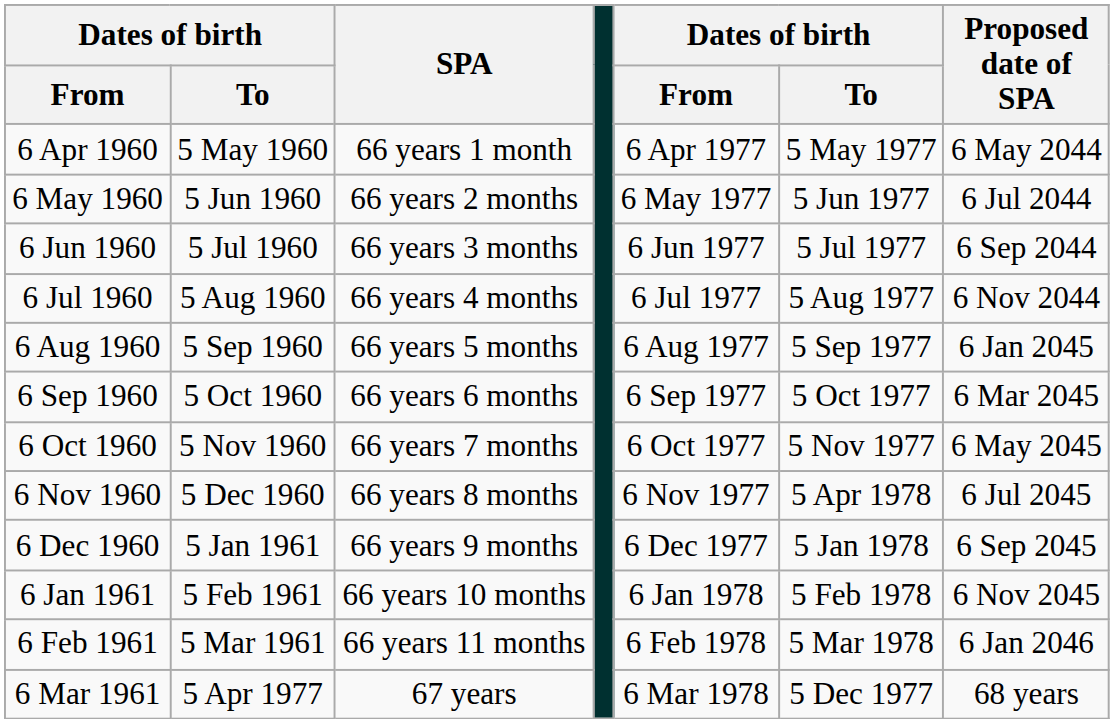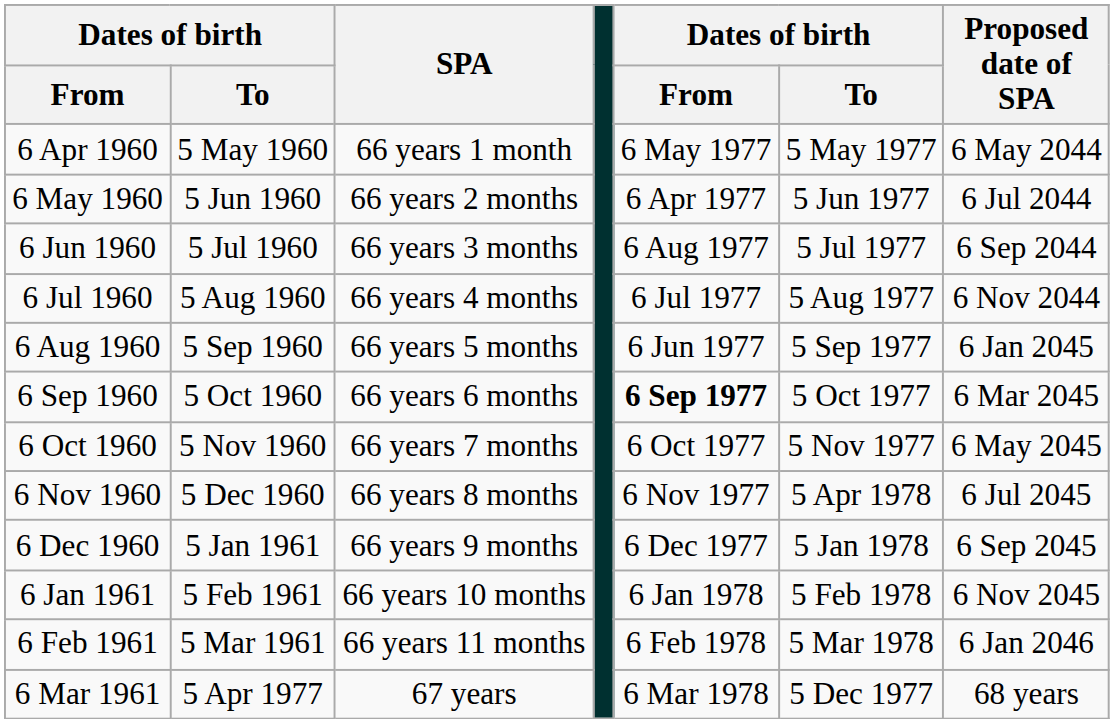(696, 148) 6 Apr 1977 -> (696, 148) 6 May 1977
(696, 198) 6 May 1977 -> (696, 198) 6 Apr 1977
(696, 247) 6 Jun 1977 -> (696, 247) 6 Aug 1977
(696, 346) 6 Aug 1977 -> (696, 346) 6 Jun 1977
(696, 396) normal -> (696, 396) bold
